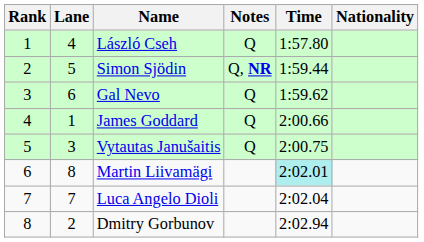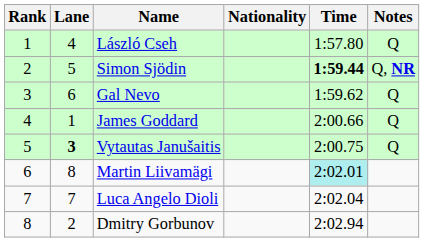columns swapped: (375, 17) <-> (250, 17)
(304, 69) normal -> (339, 69) bold
(72, 146) normal -> (72, 146) bold
